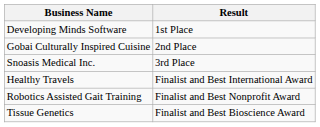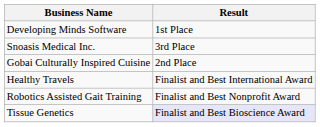rows swapped: (78, 46) <-> (51, 63)
(230, 113) no background -> (230, 113) lavender background
